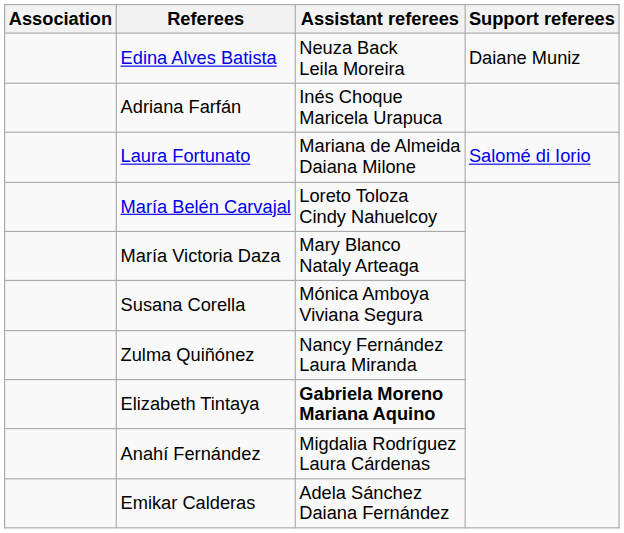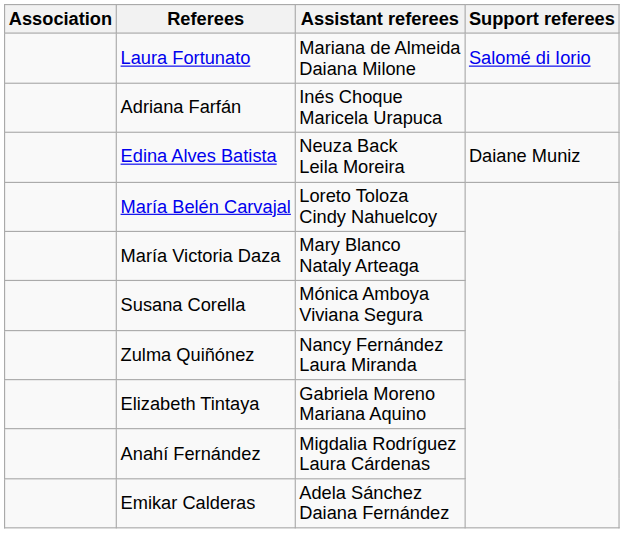rows swapped: (185, 157) <-> (199, 58)
(371, 404) bold -> (367, 404) normal
